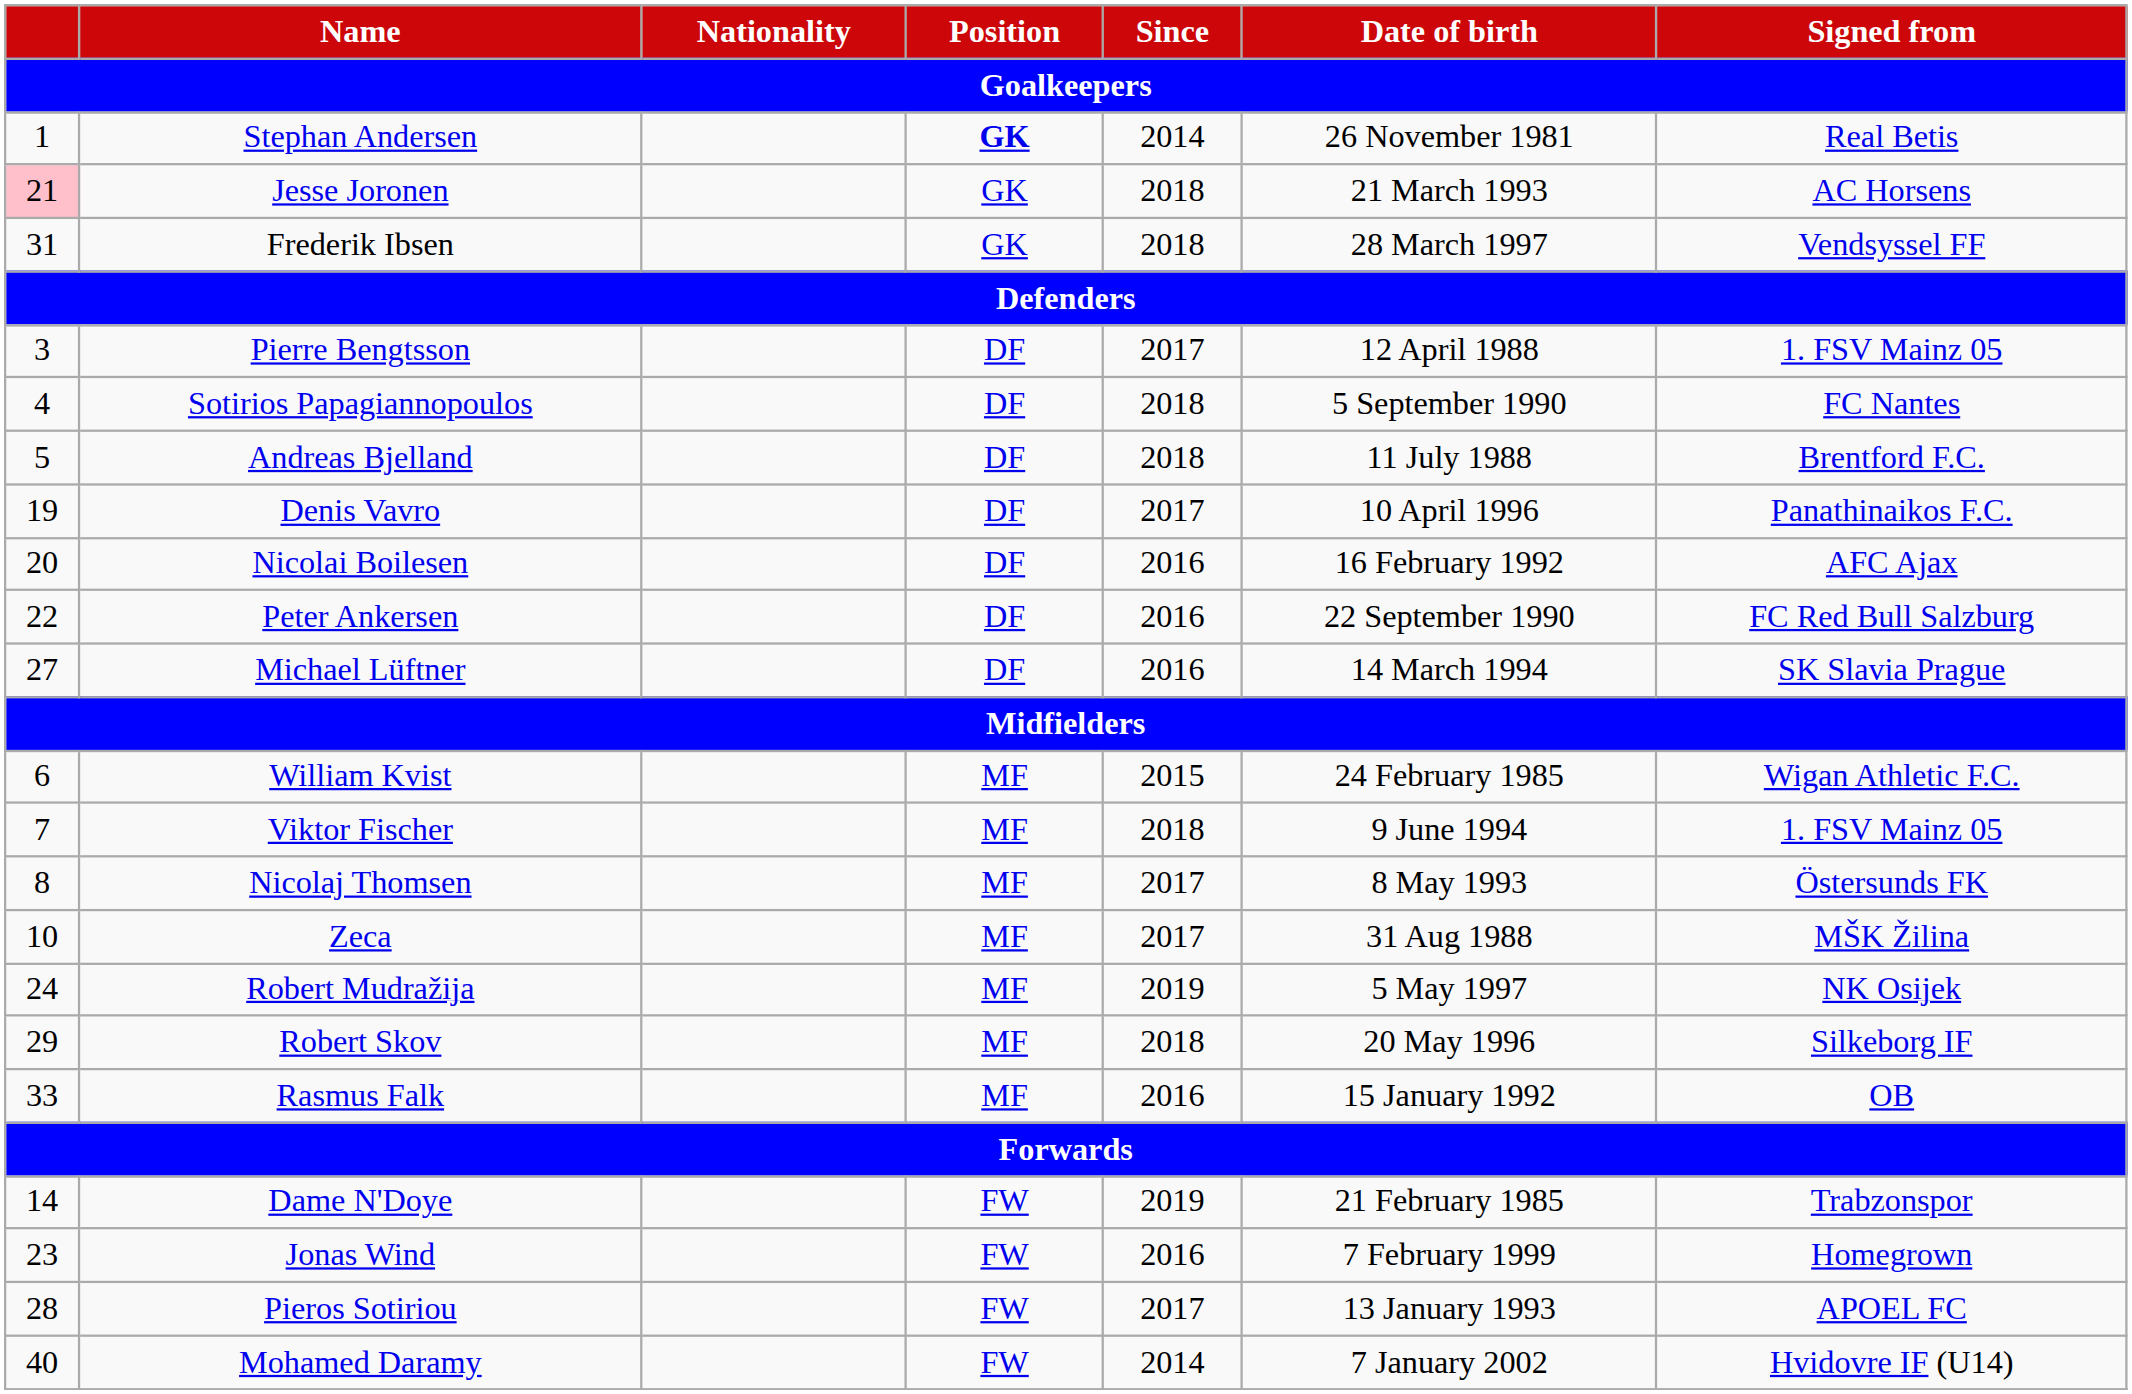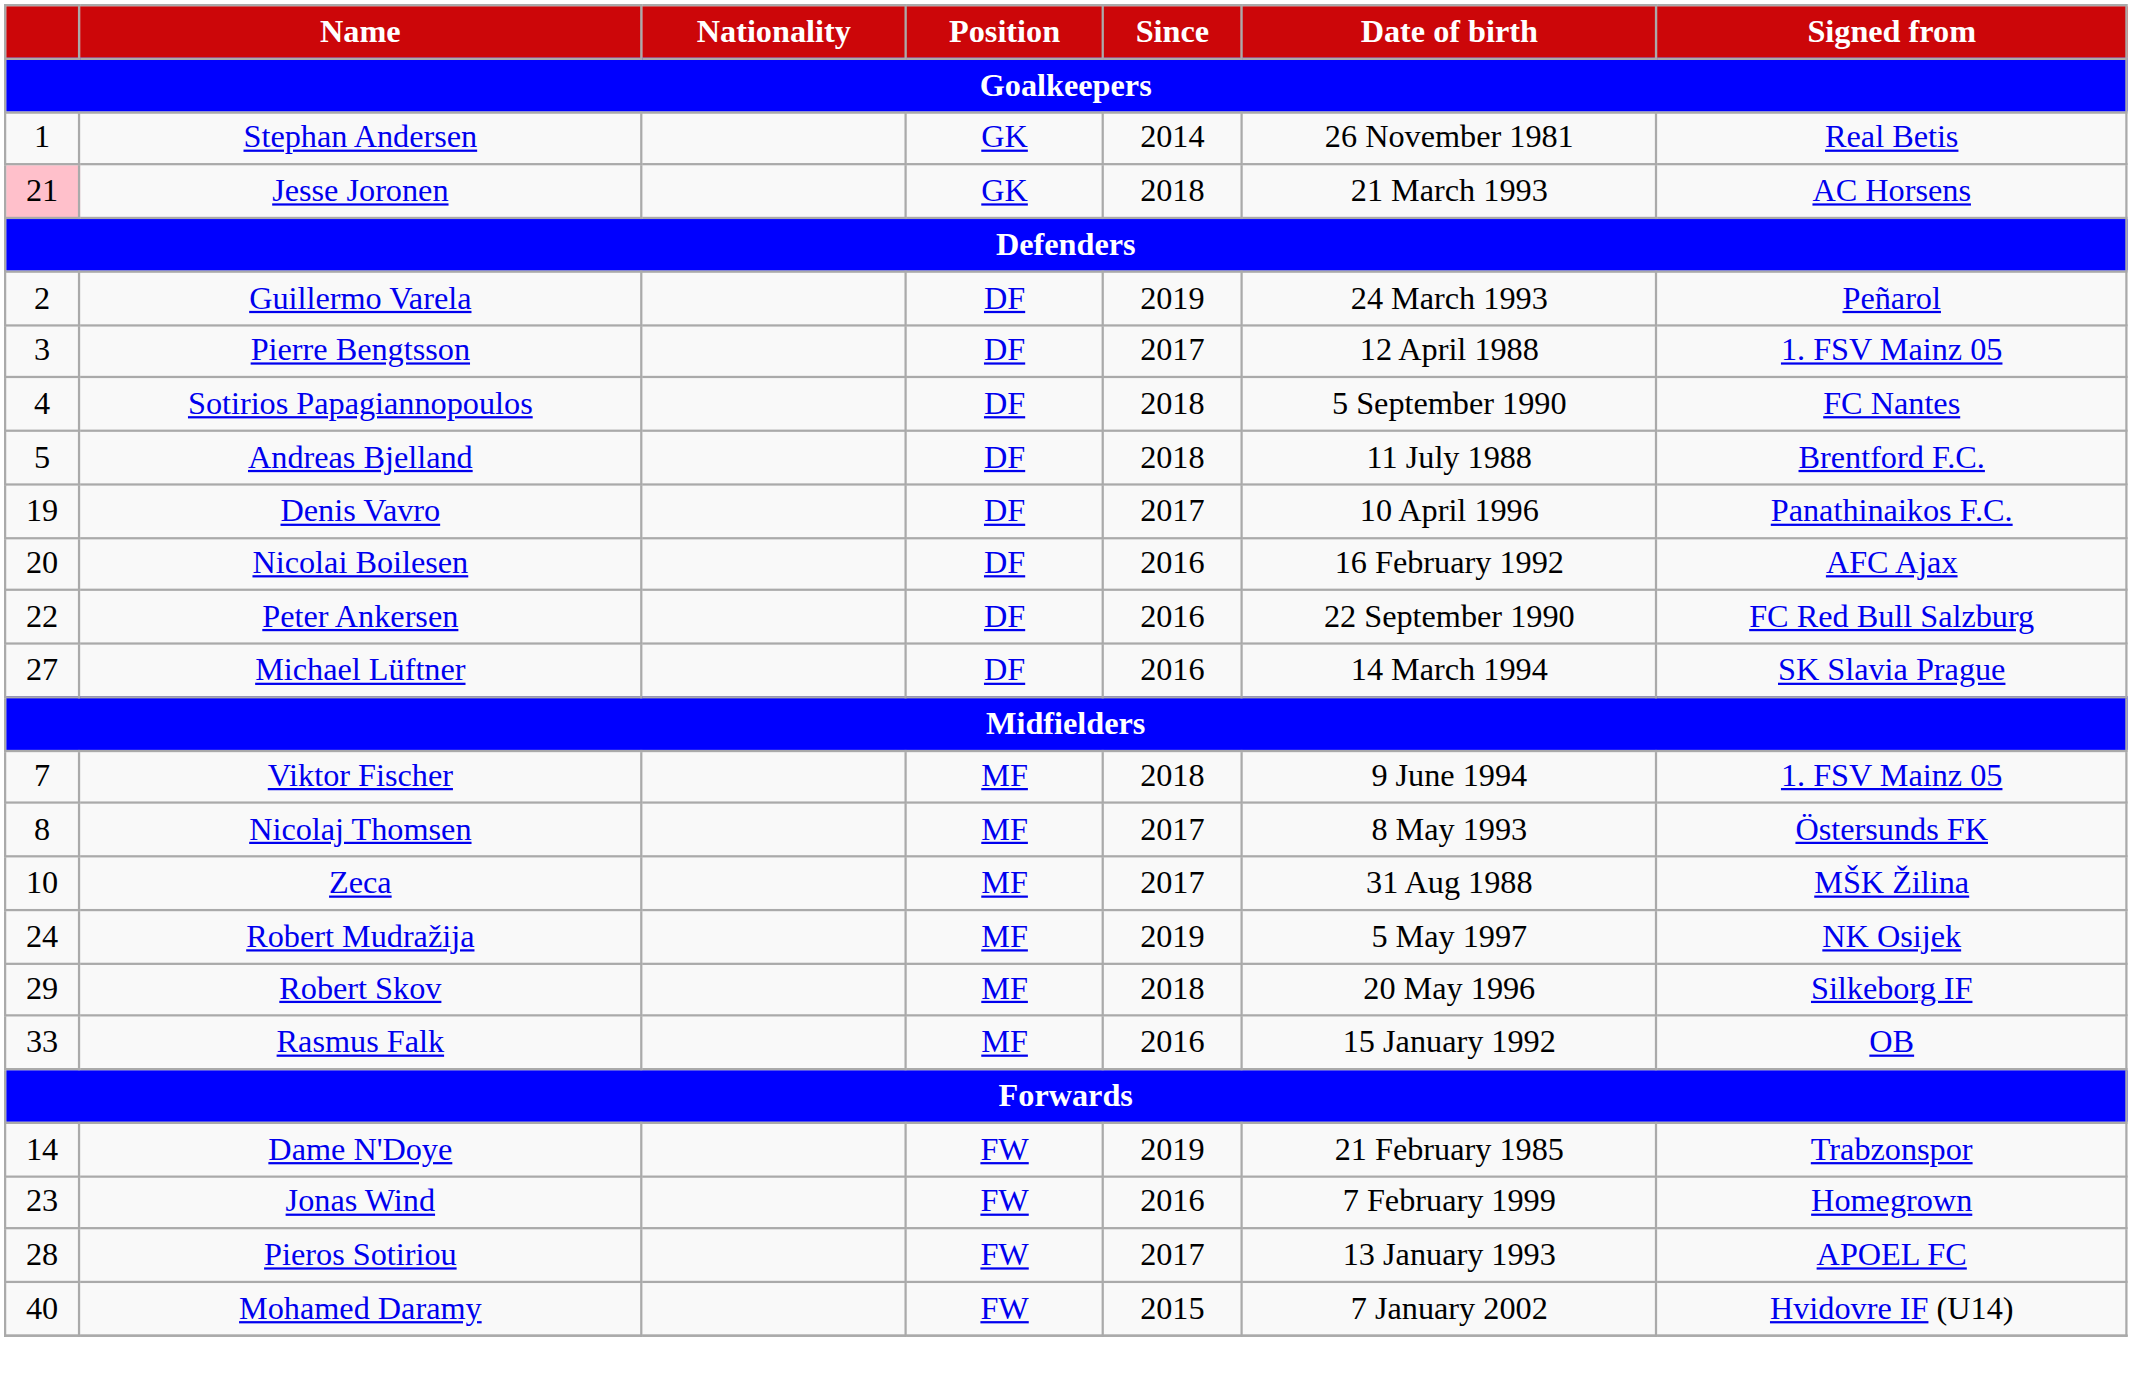(1005, 137) bold -> (1005, 137) normal
- row: (360, 244)
+ row: (360, 297)
- row: (360, 776)
(1172, 1361) 2014 -> (1172, 1308) 2015
